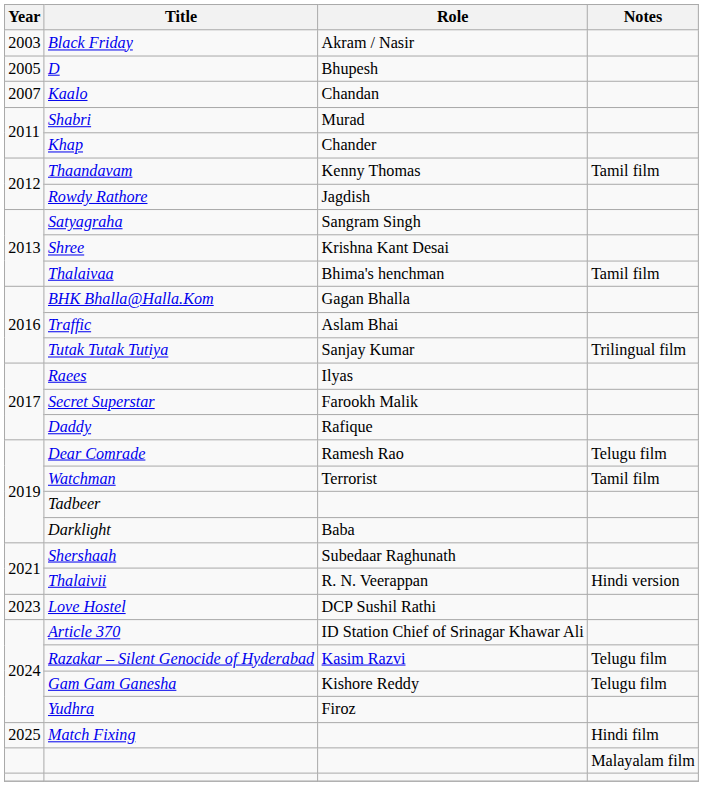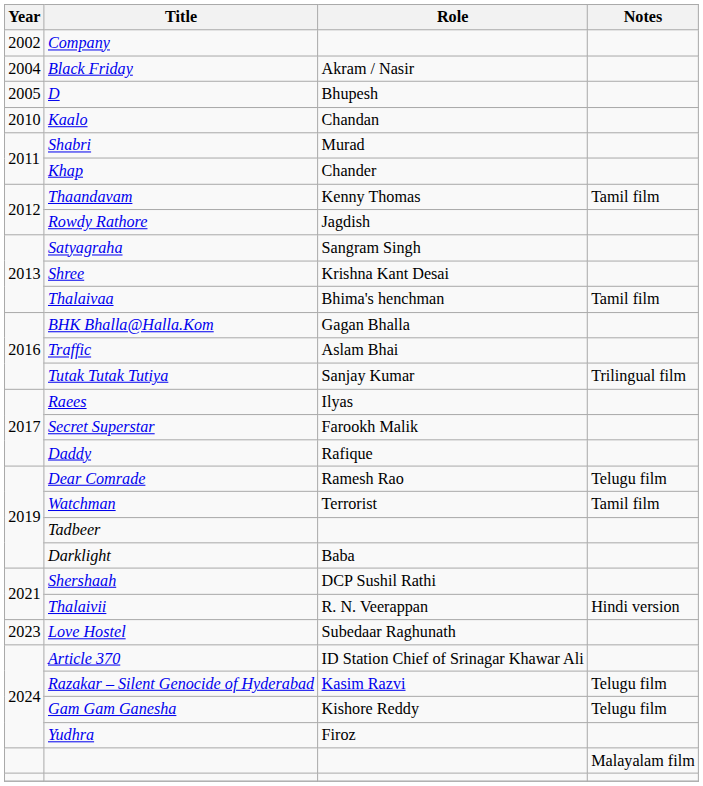+ row: (79, 42)
(24, 42) 2003 -> (24, 68) 2004
(24, 94) 2007 -> (24, 119) 2010
(389, 555) Subedaar Raghunath -> (379, 581) DCP Sushil Rathi
(379, 606) DCP Sushil Rathi -> (389, 632) Subedaar Raghunath
- row: (92, 734)
